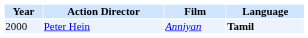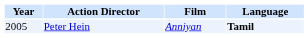(16, 26) 2000 -> (16, 26) 2005
